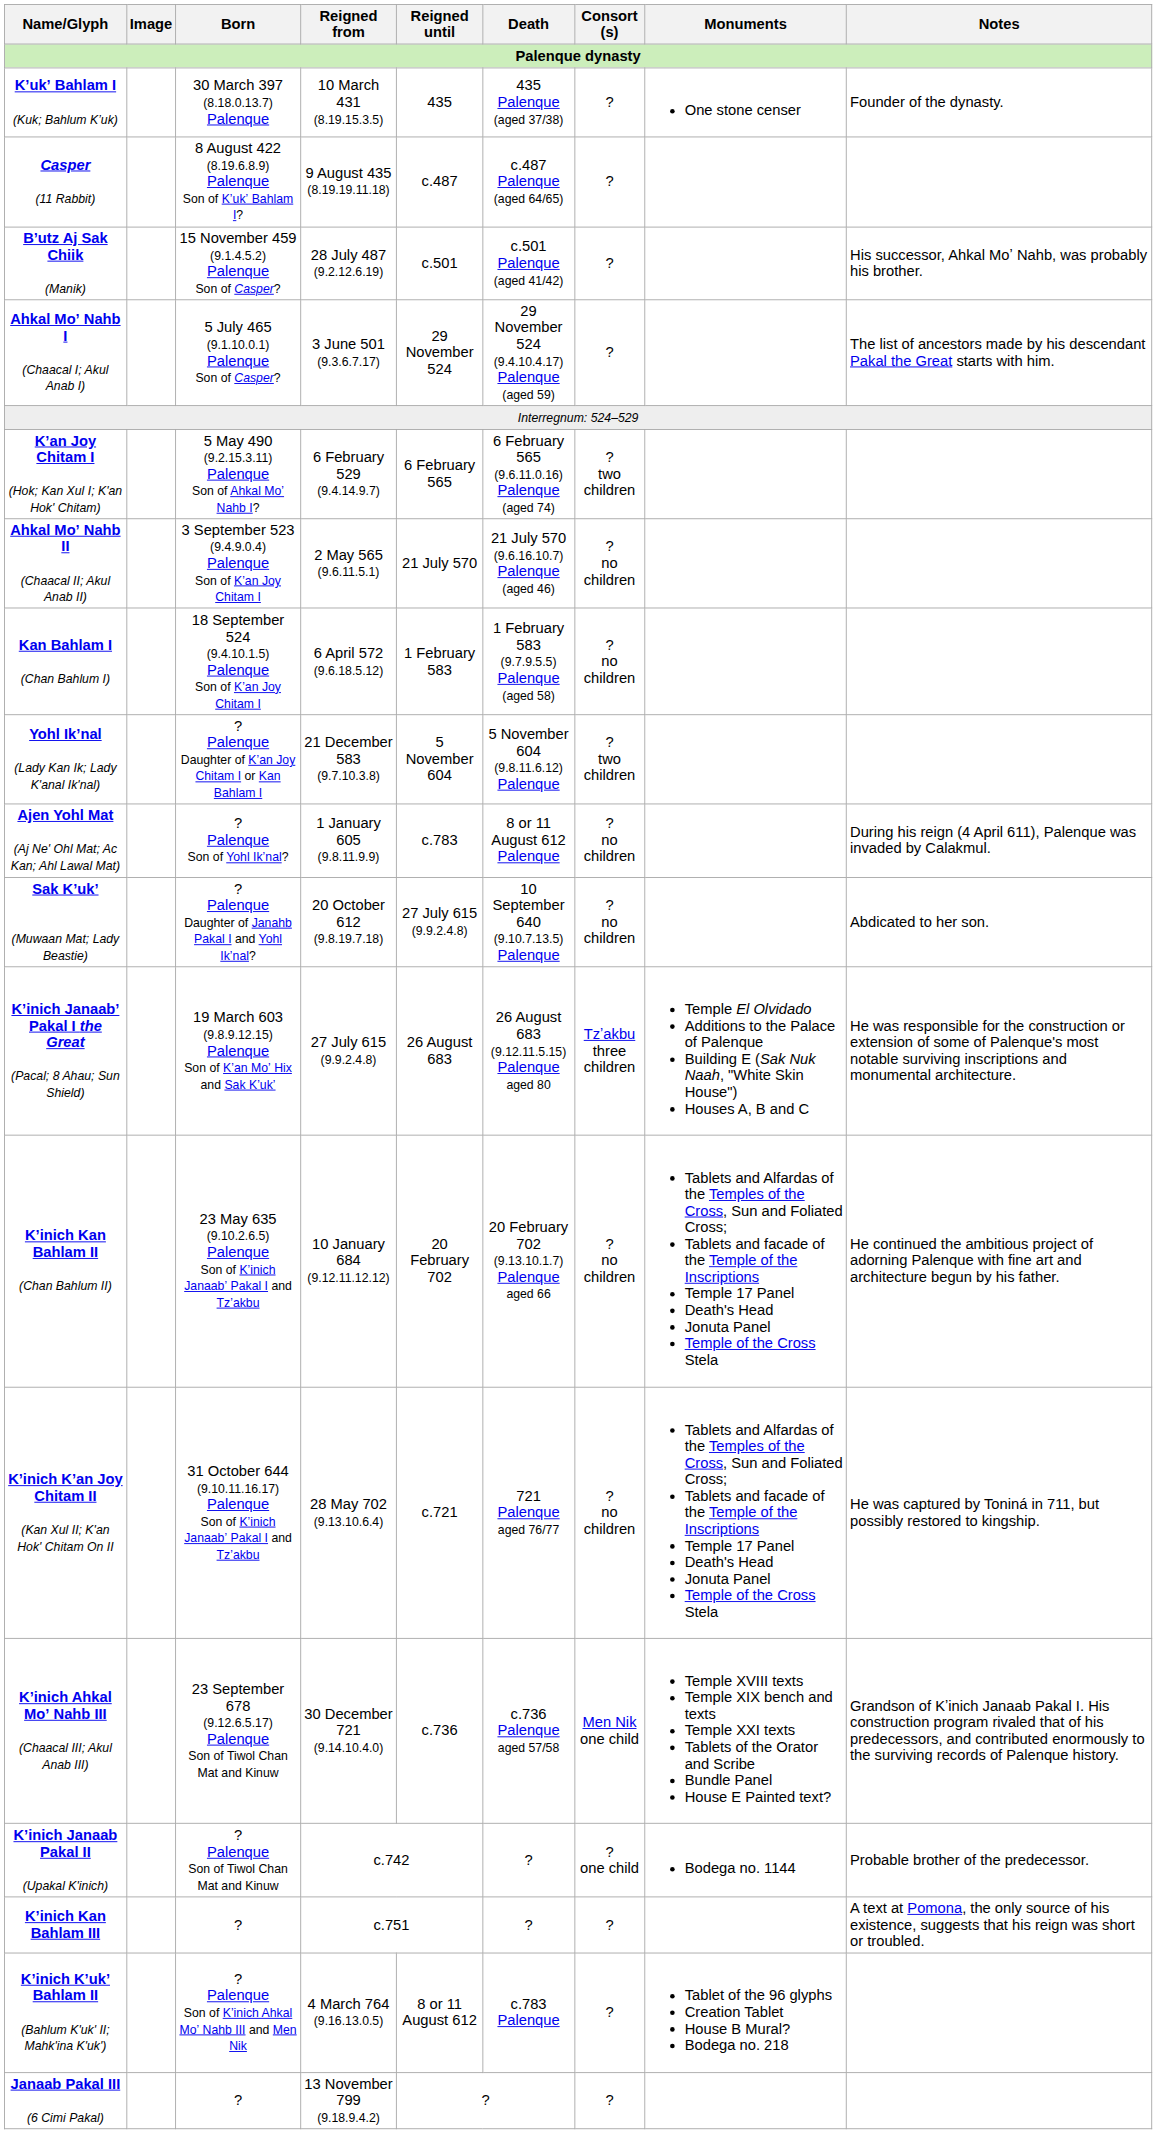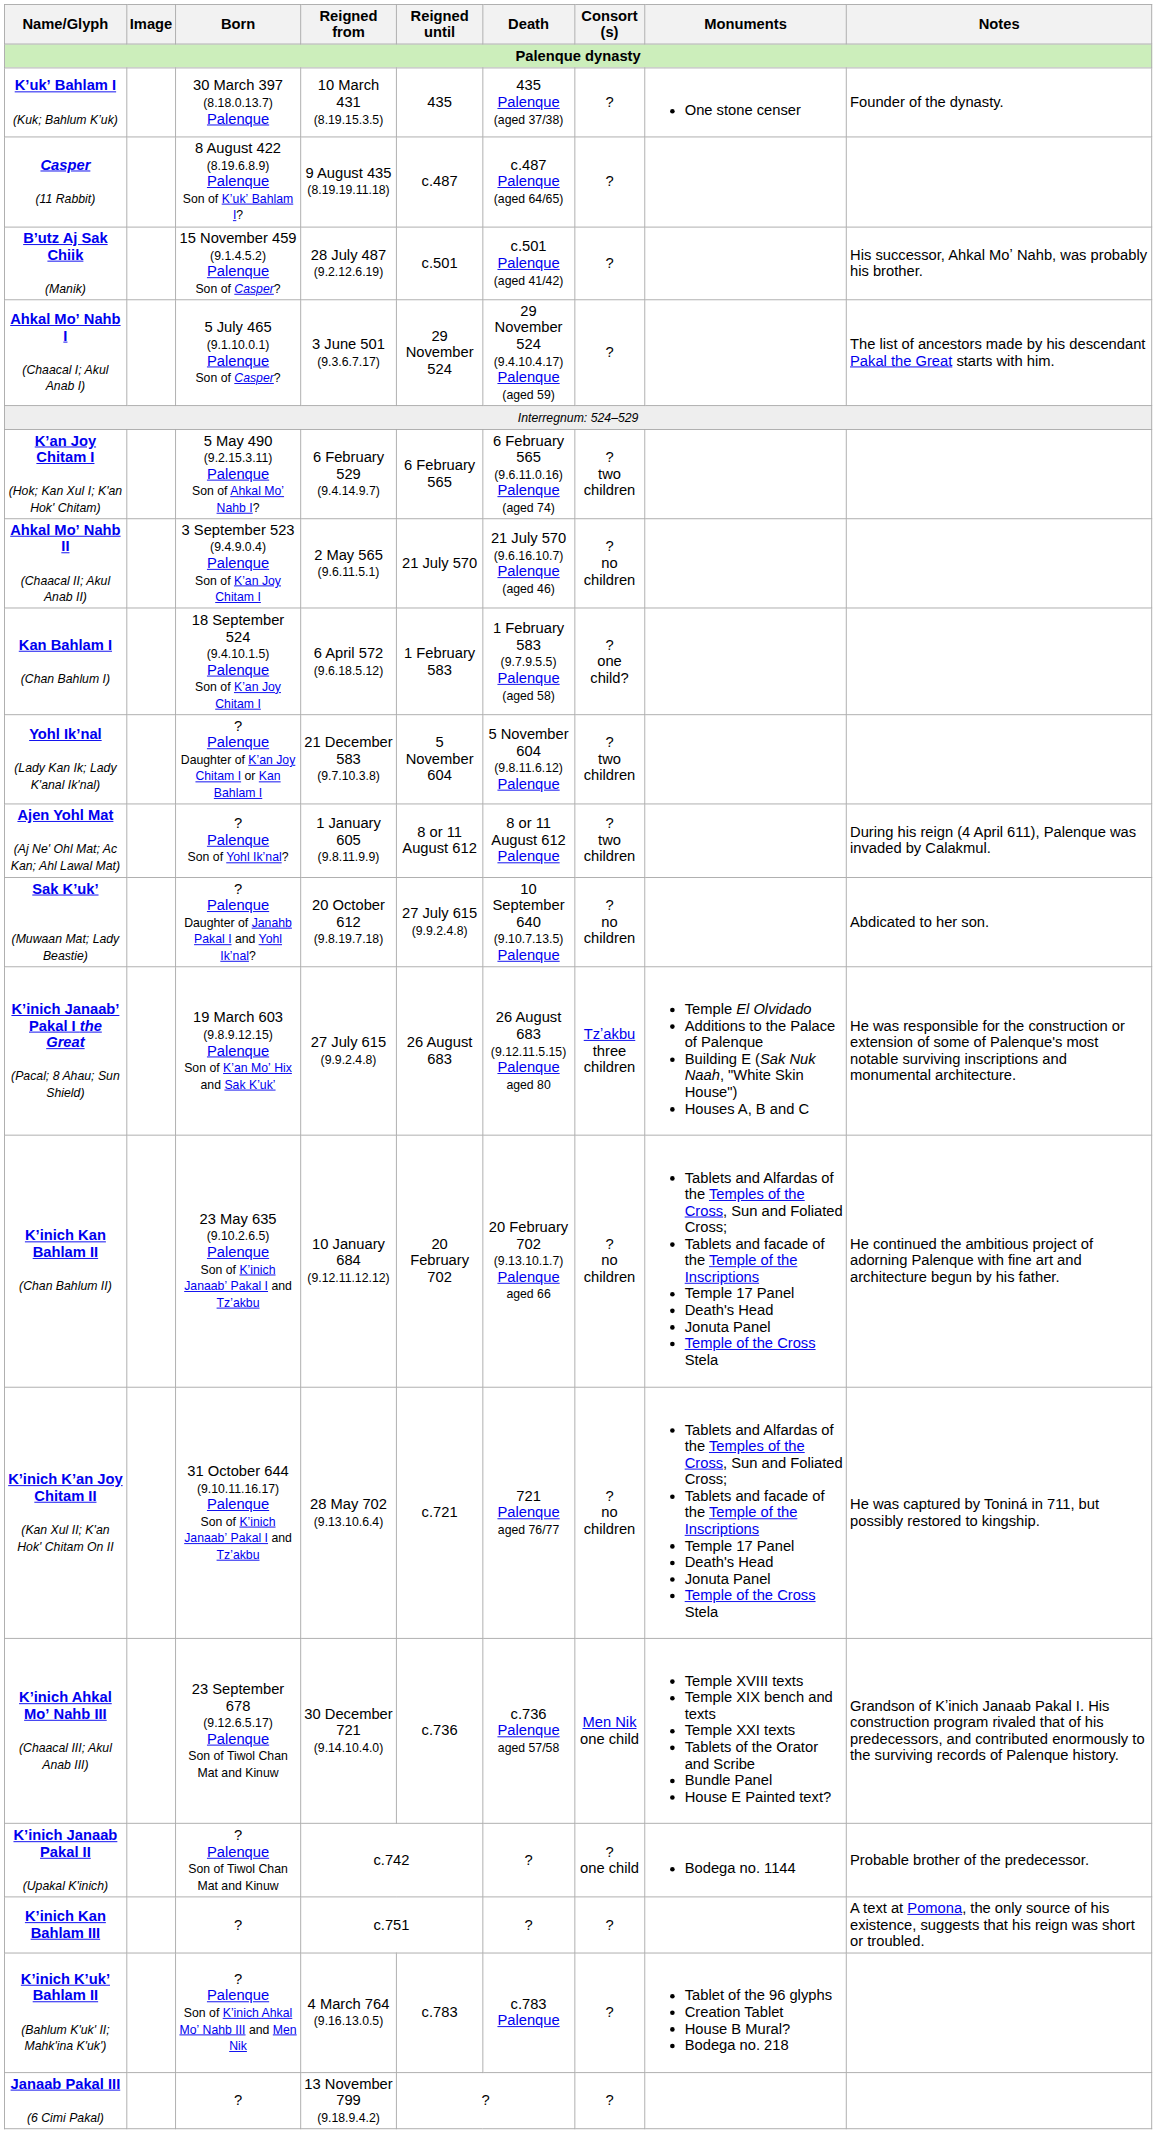(610, 661) ? no children -> (610, 661) ? one child?
(440, 840) c.783 -> (440, 840) 8 or 11 August 612
(610, 840) ? no children -> (610, 840) ? two children
(440, 2012) 8 or 11 August 612 -> (440, 2012) c.783
